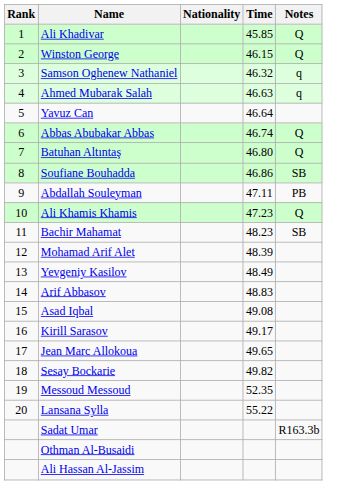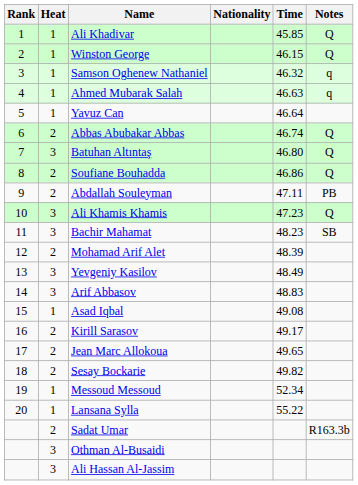+ column: (53, 14)
(299, 172) SB -> (329, 172) Q
(259, 390) 52.35 -> (290, 390) 52.34
